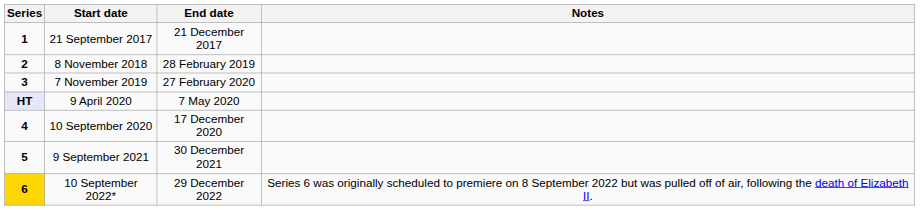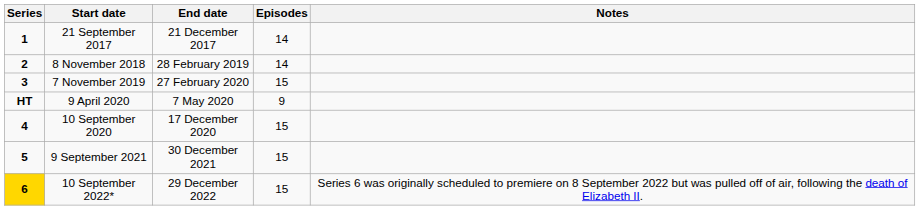+ column: (282, 13)
(25, 100) lavender background -> (25, 100) no background
